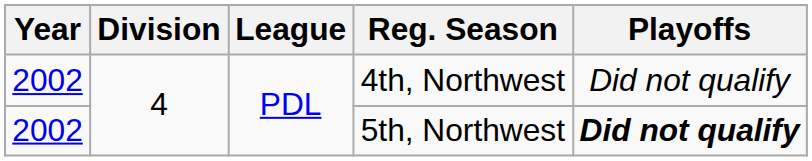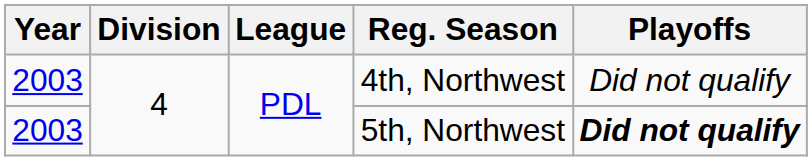(48, 79) 2002 -> (48, 79) 2003
(48, 130) 2002 -> (48, 130) 2003
